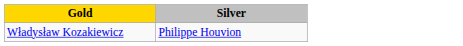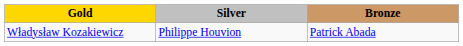+ column: (383, 13)
